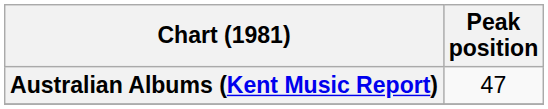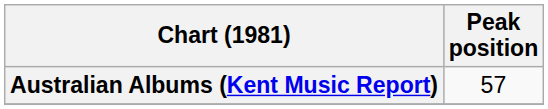(493, 85) 47 -> (493, 85) 57
